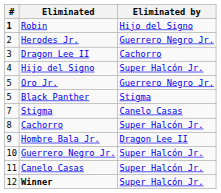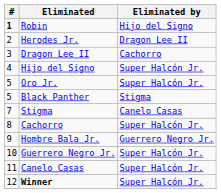(167, 40) Guerrero Negro Jr. -> (154, 40) Dragon Lee II
(167, 82) Guerrero Negro Jr. -> (162, 82) Super Halcón Jr.
(154, 139) Dragon Lee II -> (167, 139) Guerrero Negro Jr.
